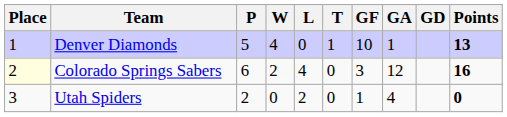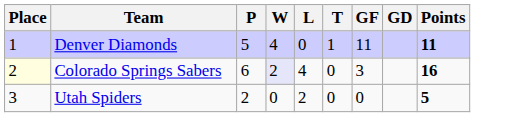- column: (399, 17)
(364, 44) 10 -> (364, 44) 11
(462, 44) 13 -> (429, 44) 11
(274, 71) no background -> (274, 71) lavender background
(360, 97) 1 -> (360, 97) 0
(458, 97) 0 -> (425, 97) 5
